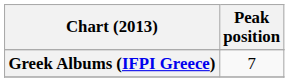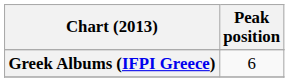(252, 63) 7 -> (252, 63) 6
